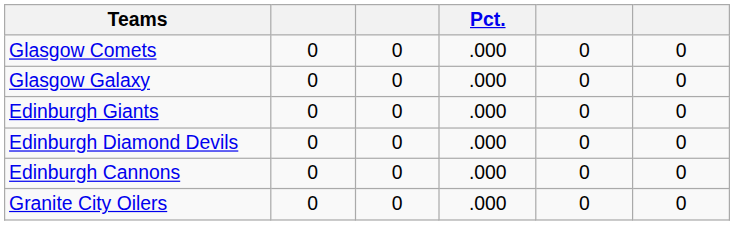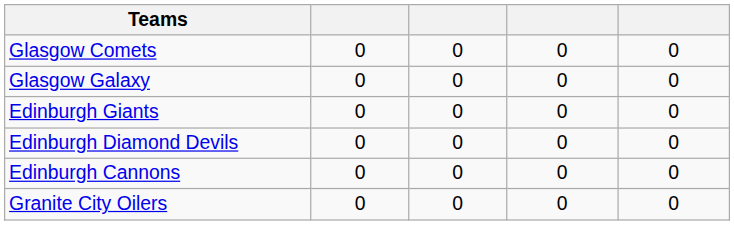- column: (488, 19)
